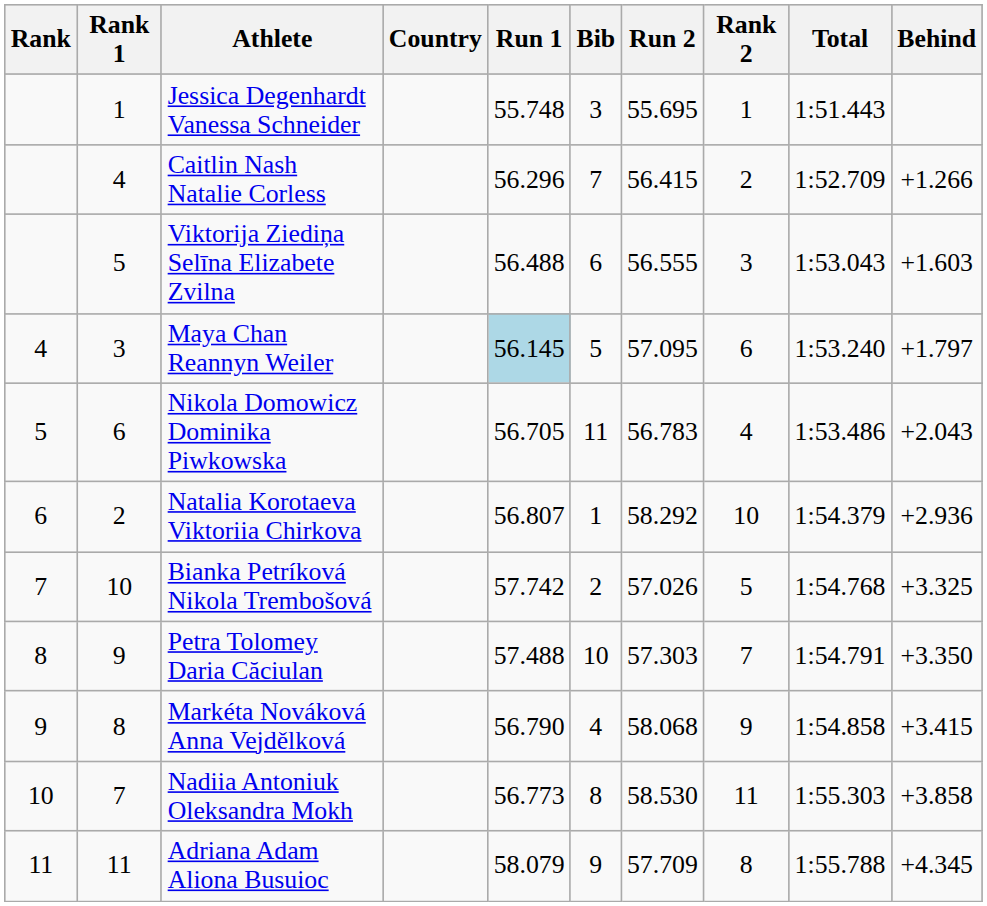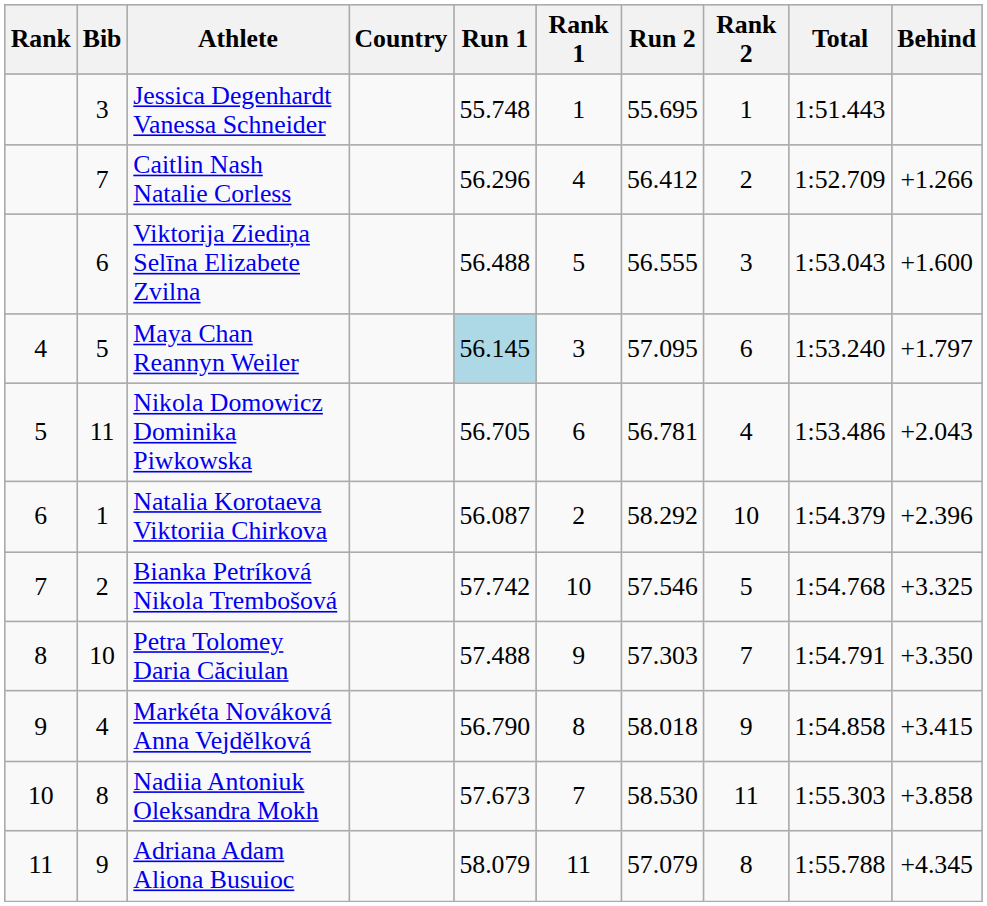columns swapped: (596, 39) <-> (119, 39)
(662, 179) 56.415 -> (662, 179) 56.412
(937, 263) +1.603 -> (937, 263) +1.600
(662, 432) 56.783 -> (662, 432) 56.781
(529, 516) 56.807 -> (495, 516) 56.087
(937, 516) +2.936 -> (937, 516) +2.396
(662, 586) 57.026 -> (662, 586) 57.546
(662, 725) 58.068 -> (662, 725) 58.018
(529, 795) 56.773 -> (495, 795) 57.673
(662, 865) 57.709 -> (662, 865) 57.079
